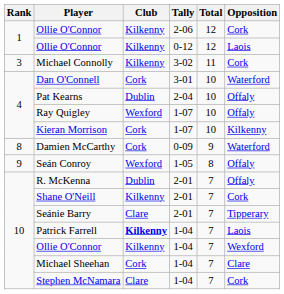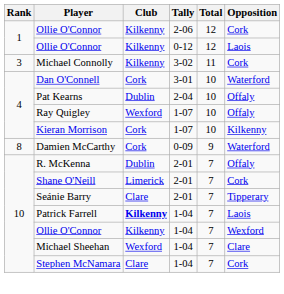- row: (64, 163)
(145, 197) Kilkenny -> (145, 180) Limerick
(136, 264) Cork -> (144, 247) Wexford
